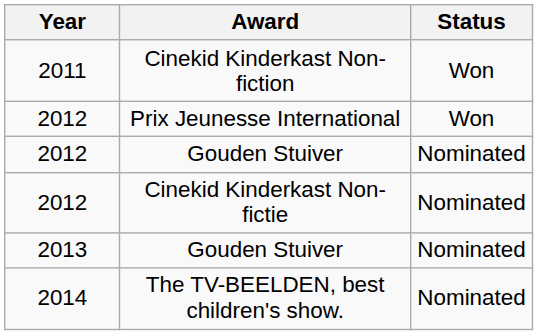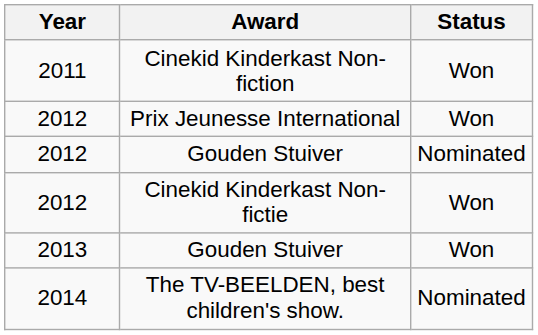(472, 202) Nominated -> (472, 202) Won
(472, 250) Nominated -> (472, 250) Won
